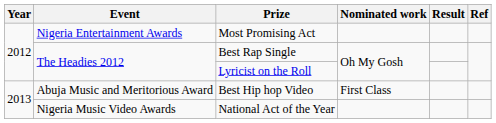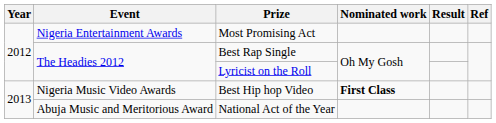(125, 90) Abuja Music and Meritorious Award -> (106, 90) Nigeria Music Video Awards
(366, 90) normal -> (368, 90) bold
(106, 109) Nigeria Music Video Awards -> (125, 109) Abuja Music and Meritorious Award
